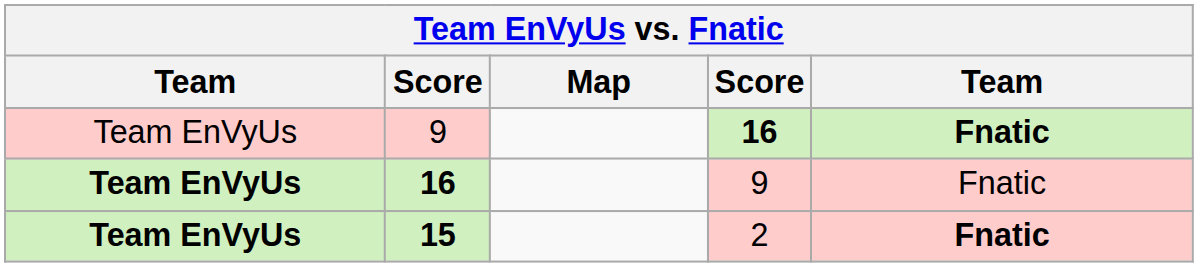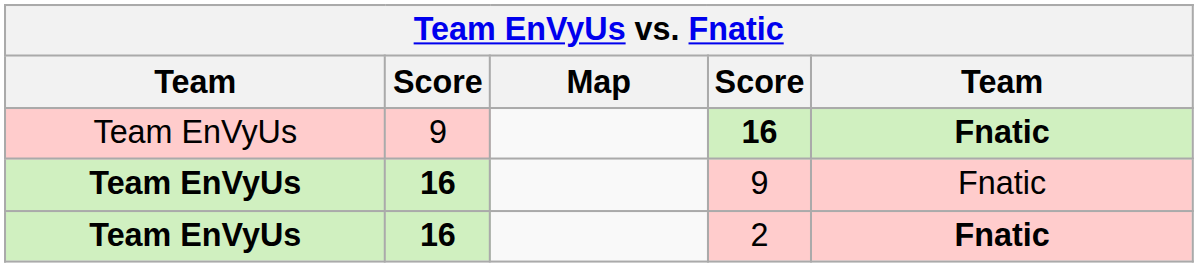(438, 235) 15 -> (438, 235) 16
